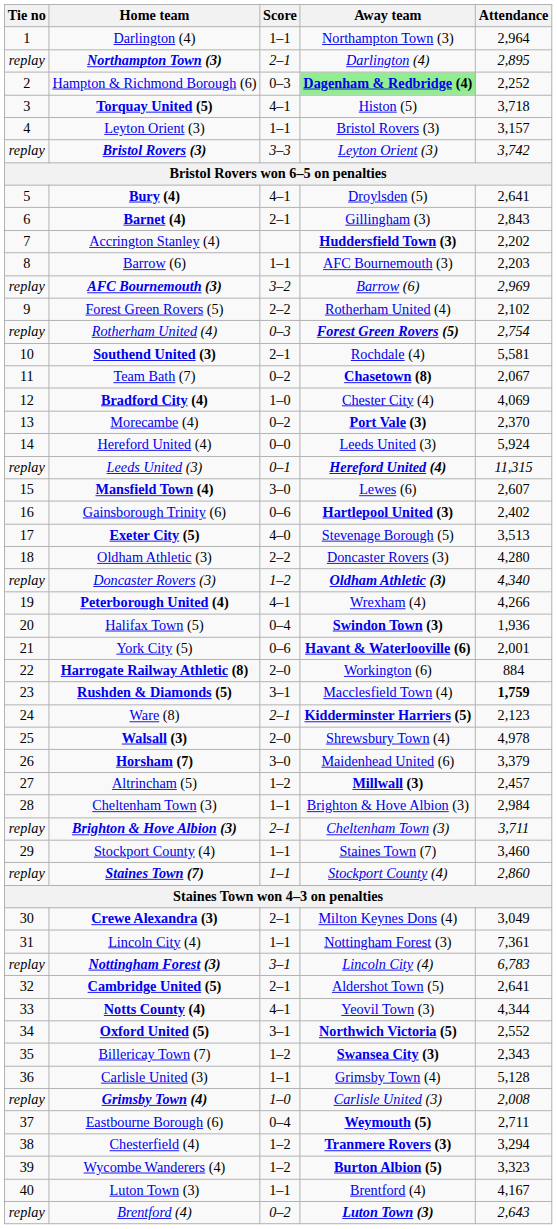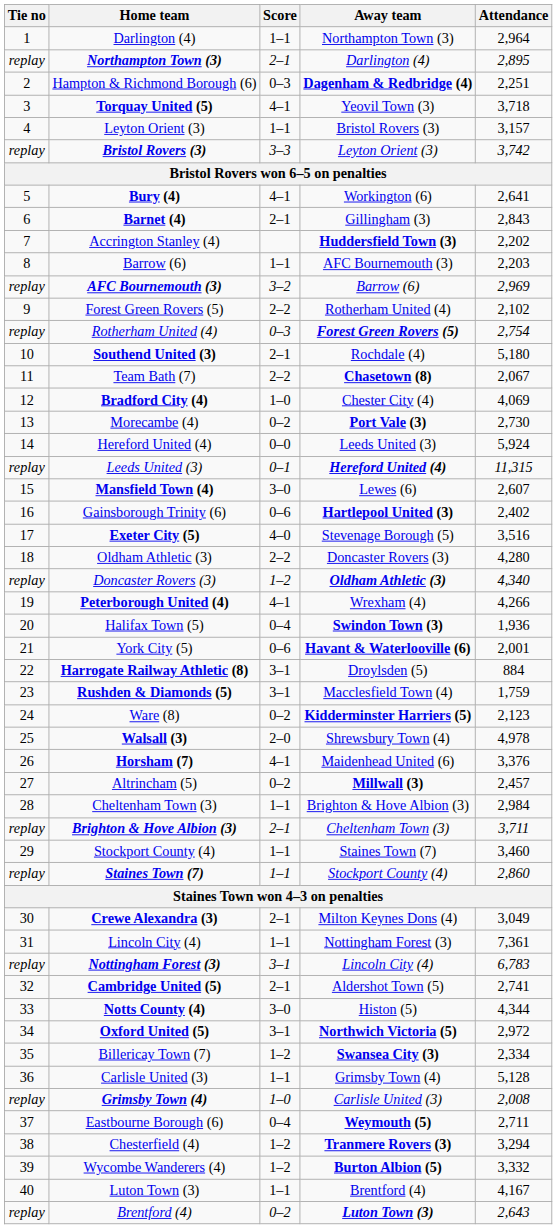(388, 83) lightgreen background -> (388, 83) no background
(514, 83) 2,252 -> (514, 83) 2,251
(388, 106) Histon (5) -> (388, 106) Yeovil Town (3)
(388, 196) Droylsden (5) -> (388, 196) Workington (6)
(514, 354) 5,581 -> (514, 354) 5,180
(280, 377) 0–2 -> (280, 377) 2–2
(514, 422) 2,370 -> (514, 422) 2,730
(514, 535) 3,513 -> (514, 535) 3,516
(280, 670) 2–0 -> (280, 670) 3–1
(388, 670) Workington (6) -> (388, 670) Droylsden (5)
(514, 693) bold -> (514, 693) normal
(280, 715) 2–1 -> (280, 715) 0–2
(280, 761) 3–0 -> (280, 761) 4–1
(514, 761) 3,379 -> (514, 761) 3,376
(280, 783) 1–2 -> (280, 783) 0–2
(514, 986) 2,641 -> (514, 986) 2,741
(280, 1009) 4–1 -> (280, 1009) 3–0
(388, 1009) Yeovil Town (3) -> (388, 1009) Histon (5)
(514, 1032) 2,552 -> (514, 1032) 2,972
(514, 1054) 2,343 -> (514, 1054) 2,334
(514, 1167) 3,323 -> (514, 1167) 3,332
